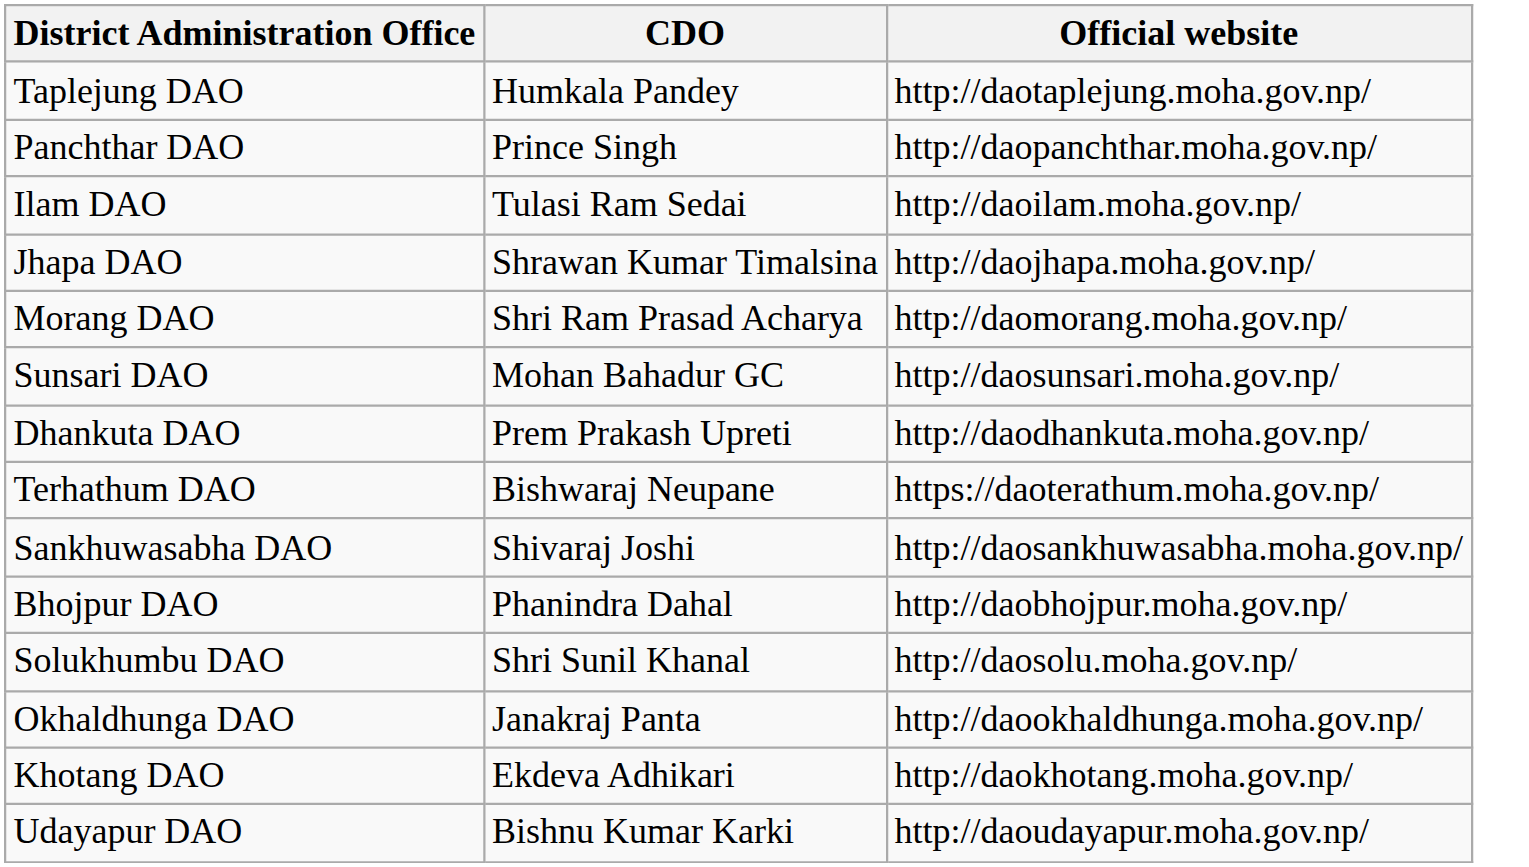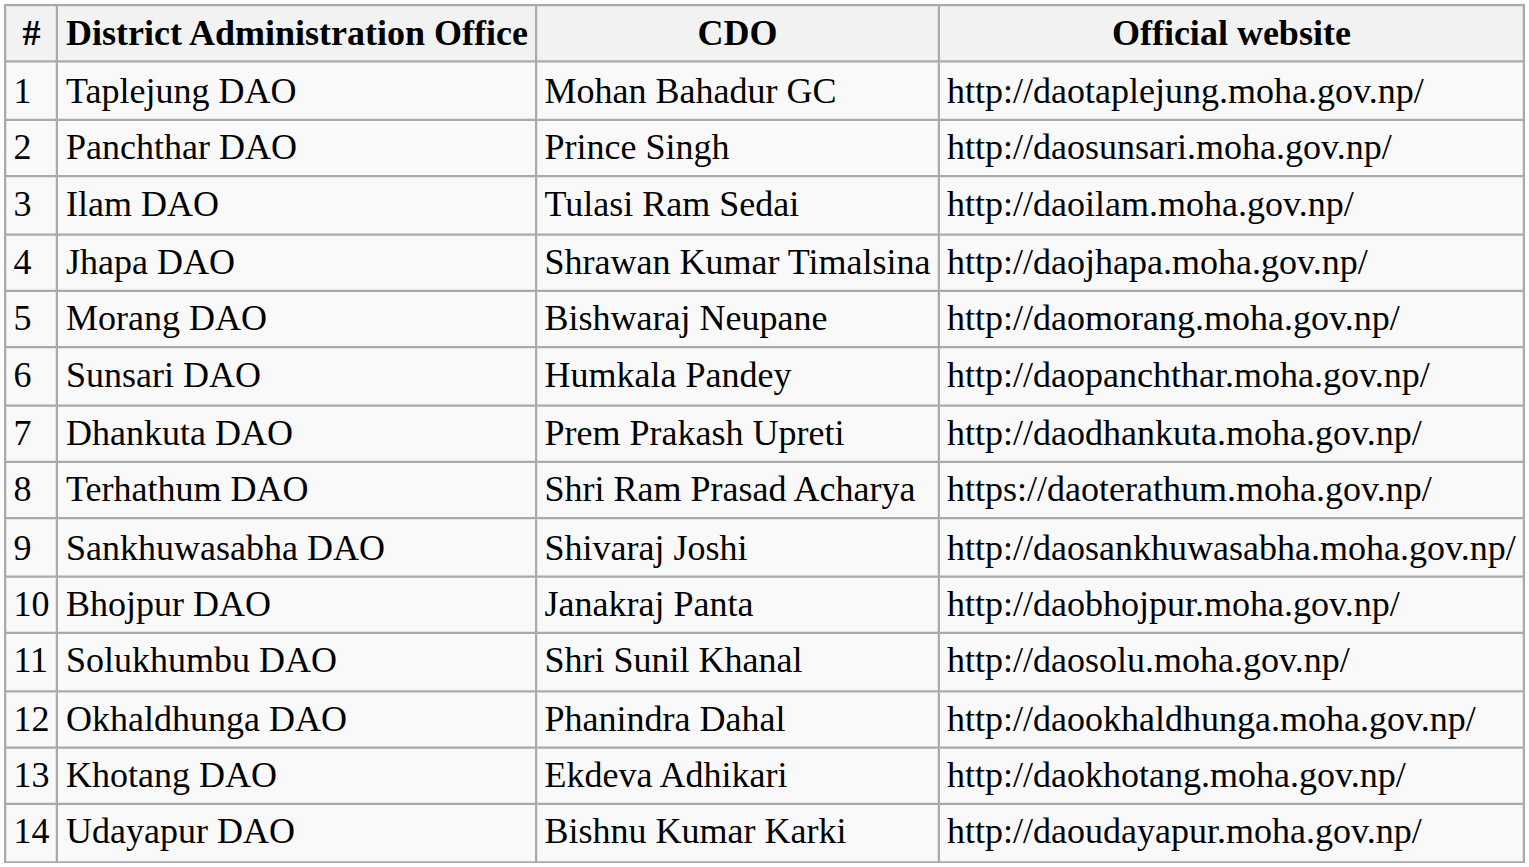+ column: (31, 33)
(615, 90) Humkala Pandey -> (691, 90) Mohan Bahadur GC
(1136, 147) http://daopanchthar.moha.gov.np/ -> (1169, 147) http://daosunsari.moha.gov.np/
(677, 318) Shri Ram Prasad Acharya -> (686, 318) Bishwaraj Neupane
(638, 375) Mohan Bahadur GC -> (668, 375) Humkala Pandey
(1117, 375) http://daosunsari.moha.gov.np/ -> (1188, 375) http://daopanchthar.moha.gov.np/
(633, 489) Bishwaraj Neupane -> (730, 489) Shri Ram Prasad Acharya
(612, 603) Phanindra Dahal -> (649, 603) Janakraj Panta
(596, 718) Janakraj Panta -> (665, 718) Phanindra Dahal
